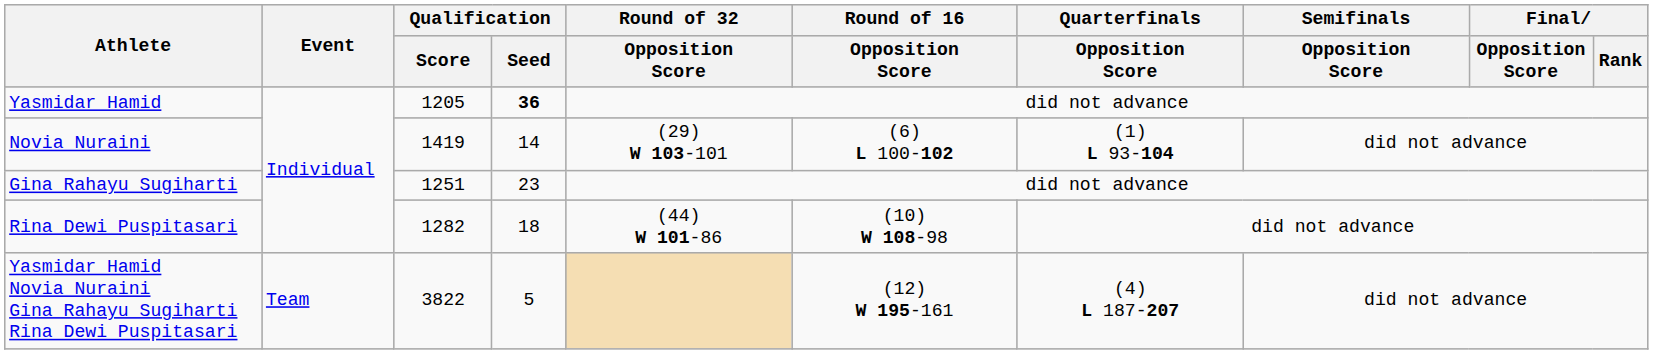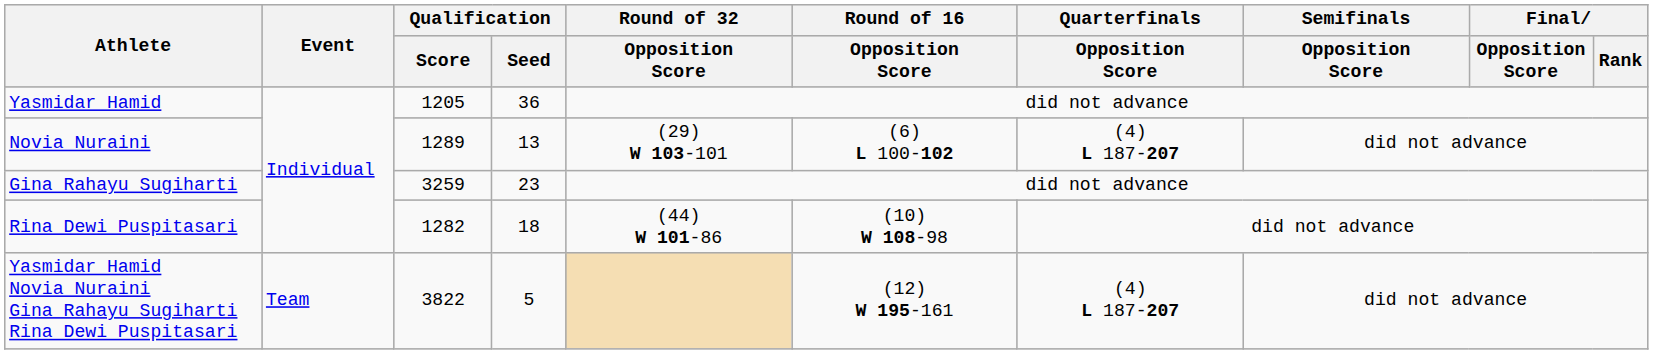(529, 102) bold -> (529, 102) normal
(443, 144) 1419 -> (443, 144) 1289
(529, 144) 14 -> (529, 144) 13
(1130, 144) (1) L 93-104 -> (1130, 144) (4) L 187-207
(443, 185) 1251 -> (443, 185) 3259
